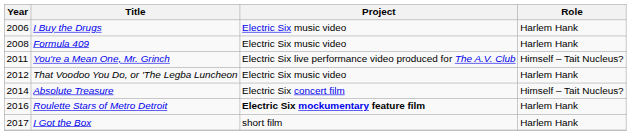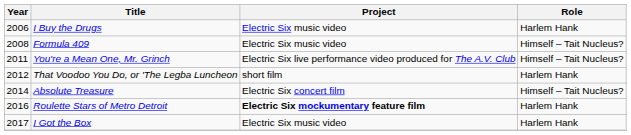(549, 43) Harlem Hank -> (572, 43) Himself – Tait Nucleus?
(294, 75) Electric Six music video -> (262, 75) short film
(262, 122) short film -> (294, 122) Electric Six music video
